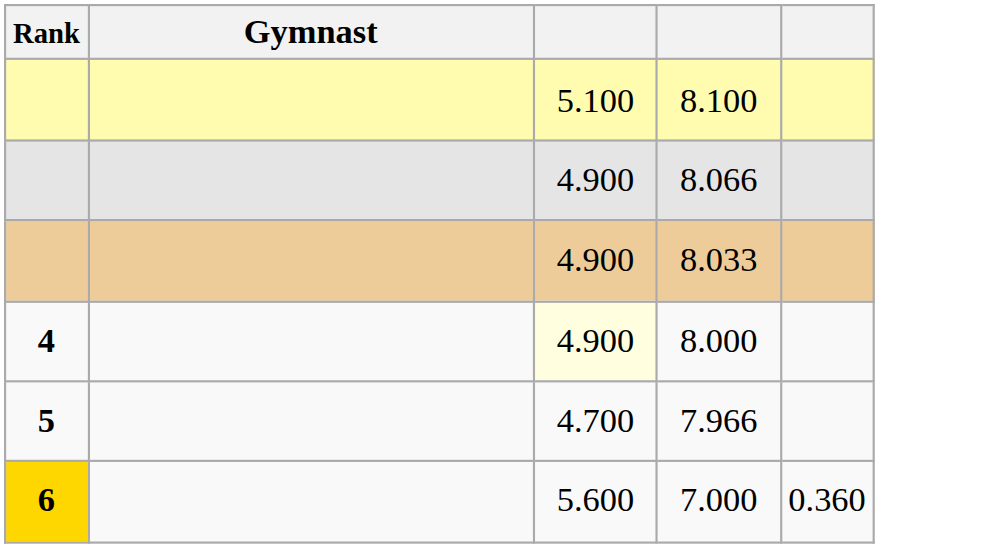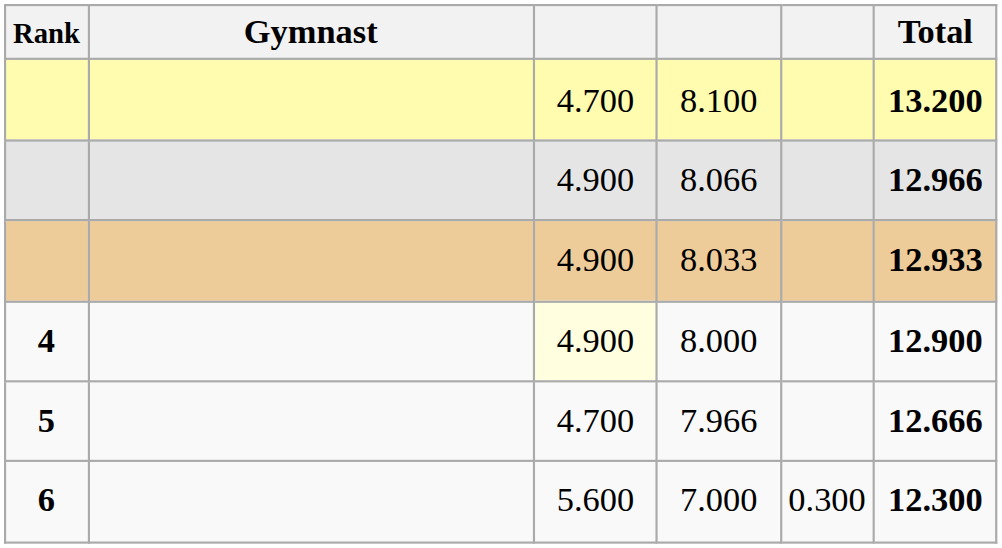+ column: (935, 31)
(595, 99) 5.100 -> (595, 99) 4.700
(46, 501) gold background -> (46, 501) no background
(827, 501) 0.360 -> (827, 501) 0.300
